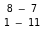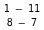rows swapped: (22, 8) <-> (22, 23)
